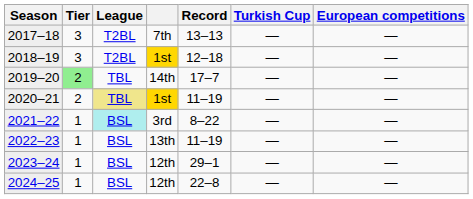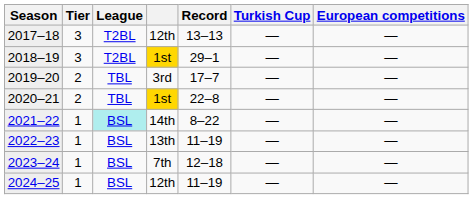(162, 36) 7th -> (162, 36) 12th
(204, 57) 12–18 -> (204, 57) 29–1
(78, 78) lightgreen background -> (78, 78) no background
(162, 78) 14th -> (162, 78) 3rd
(120, 99) khaki background -> (120, 99) no background
(204, 99) 11–19 -> (204, 99) 22–8
(162, 120) 3rd -> (162, 120) 14th
(162, 162) 12th -> (162, 162) 7th
(204, 162) 29–1 -> (204, 162) 12–18
(204, 183) 22–8 -> (204, 183) 11–19
